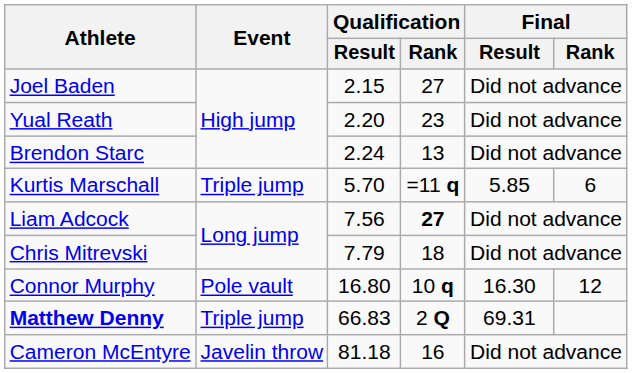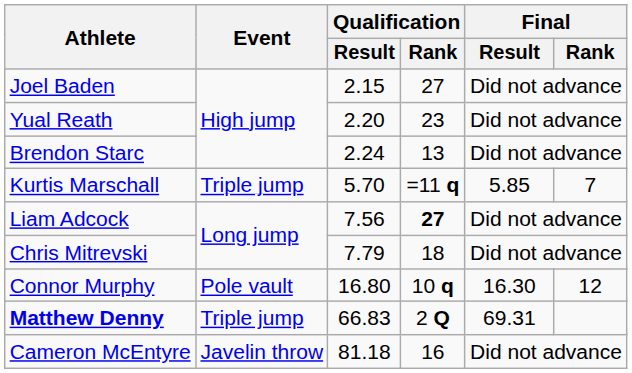(590, 186) 6 -> (590, 186) 7
